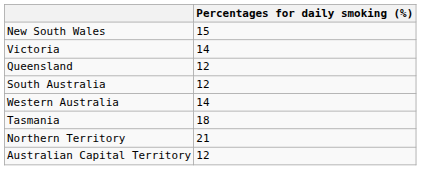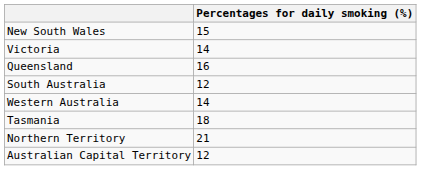(203, 67) 12 -> (203, 67) 16
